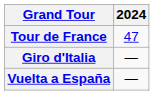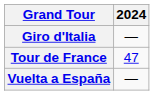rows swapped: (59, 57) <-> (59, 36)
